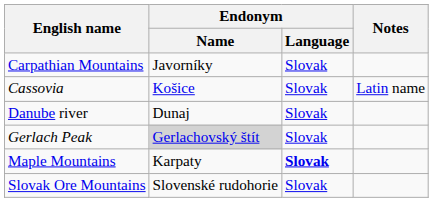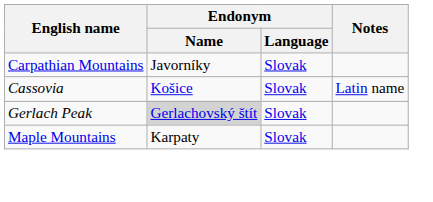- row: (48, 112)
(307, 161) bold -> (285, 137) normal
- row: (77, 185)
